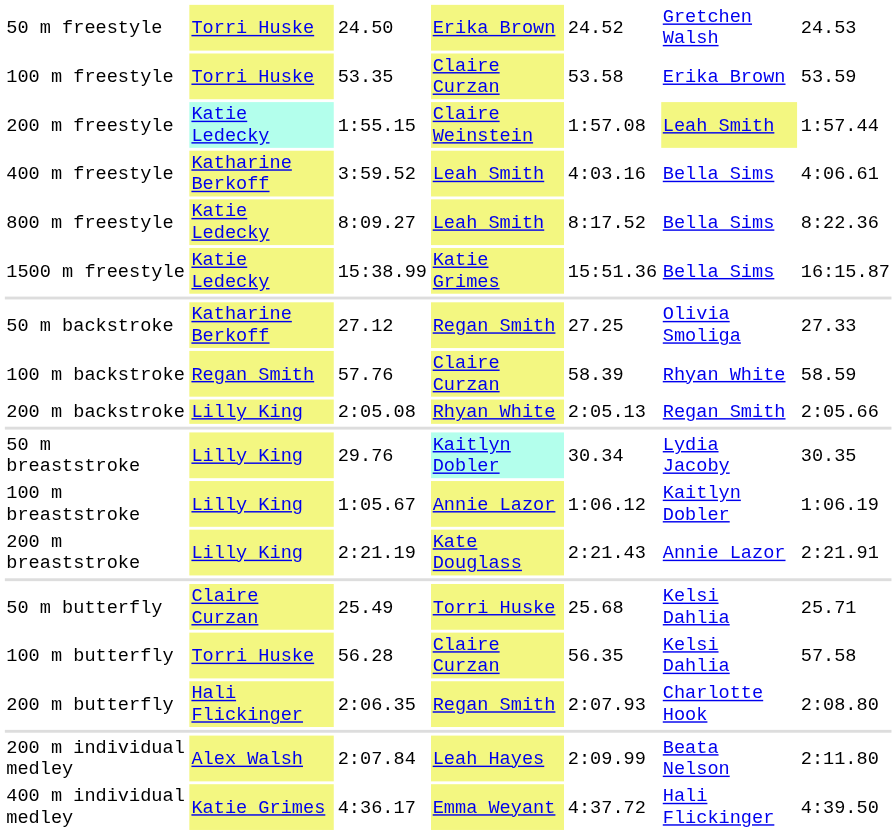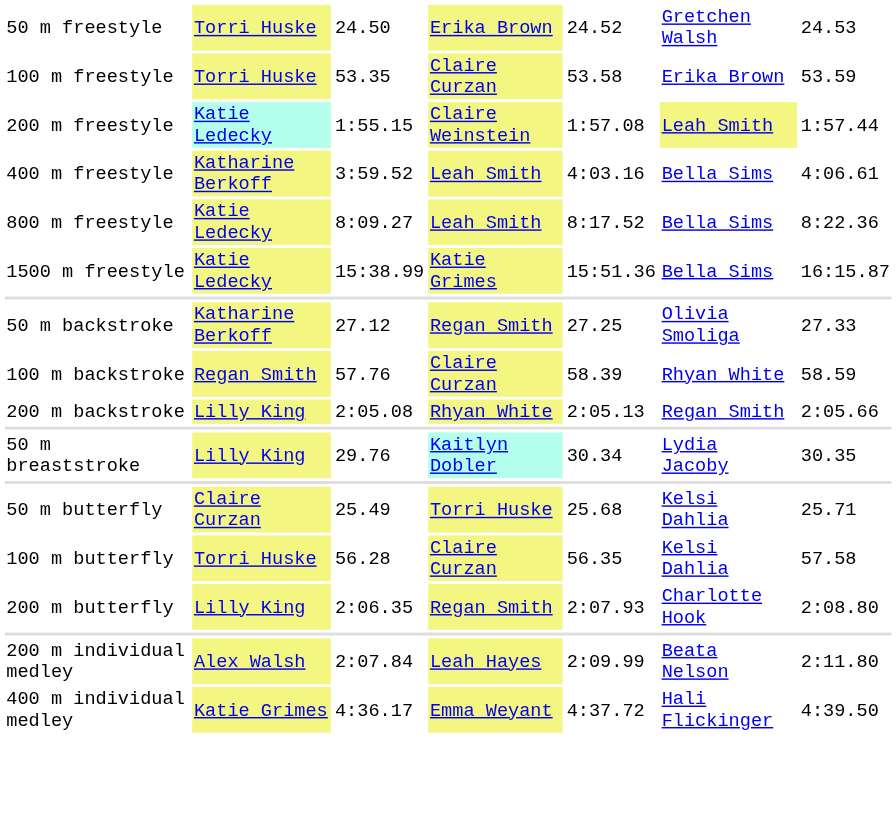- row: (73, 504)
- row: (73, 553)
(247, 704) Hali Flickinger -> (250, 607) Lilly King
